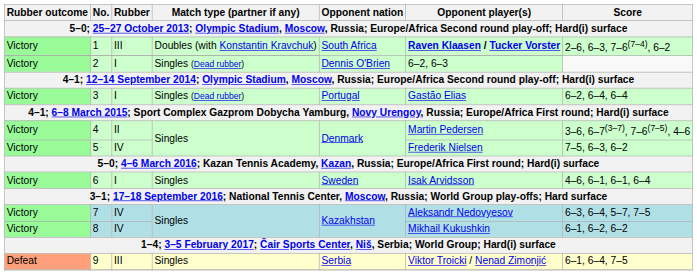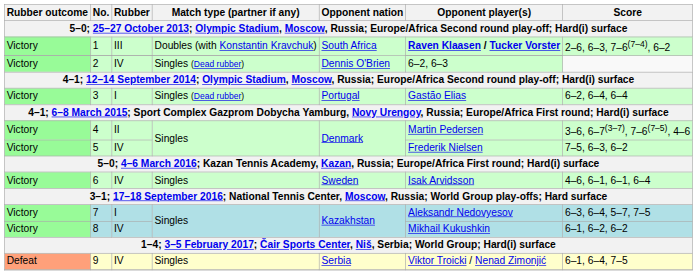(115, 64) I -> (119, 64) IV
(115, 180) I -> (119, 180) IV
(119, 213) IV -> (115, 213) I
(118, 261) III -> (119, 261) IV
